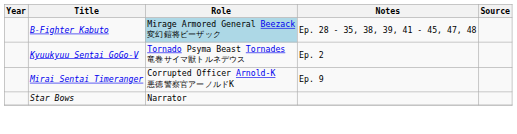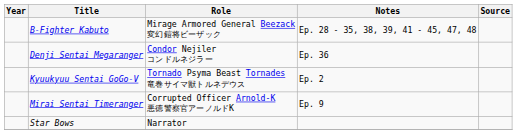(221, 29) lightblue background -> (221, 29) no background
+ row: (87, 55)
